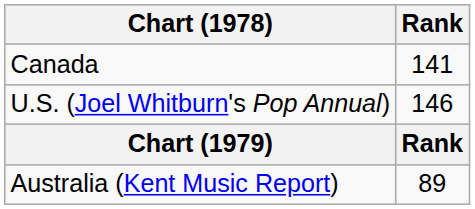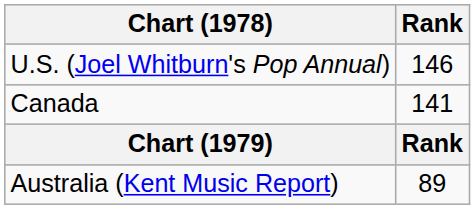rows swapped: (55, 64) <-> (200, 104)
